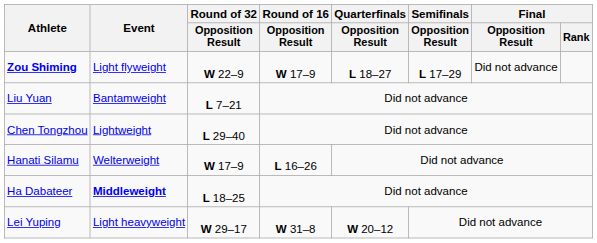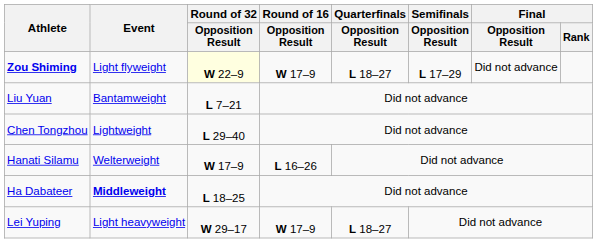(224, 74) no background -> (224, 74) lightyellow background
(296, 229) W 31–8 -> (296, 229) W 17–9
(370, 229) W 20–12 -> (370, 229) L 18–27
